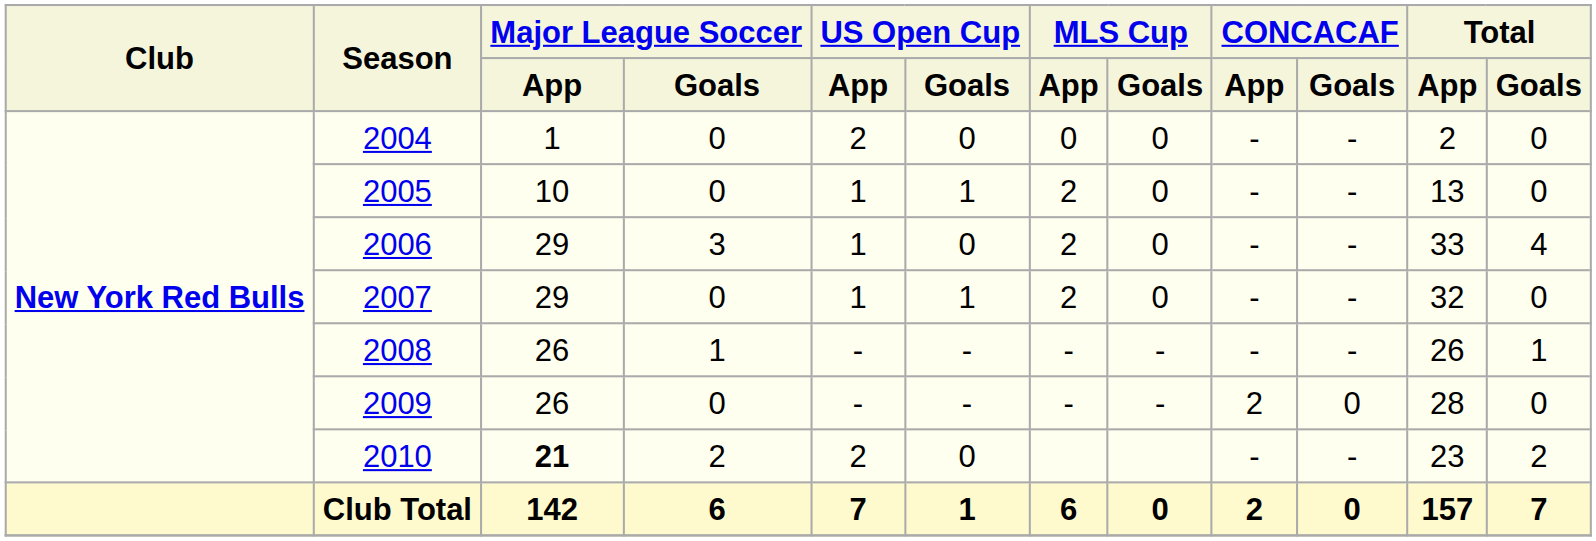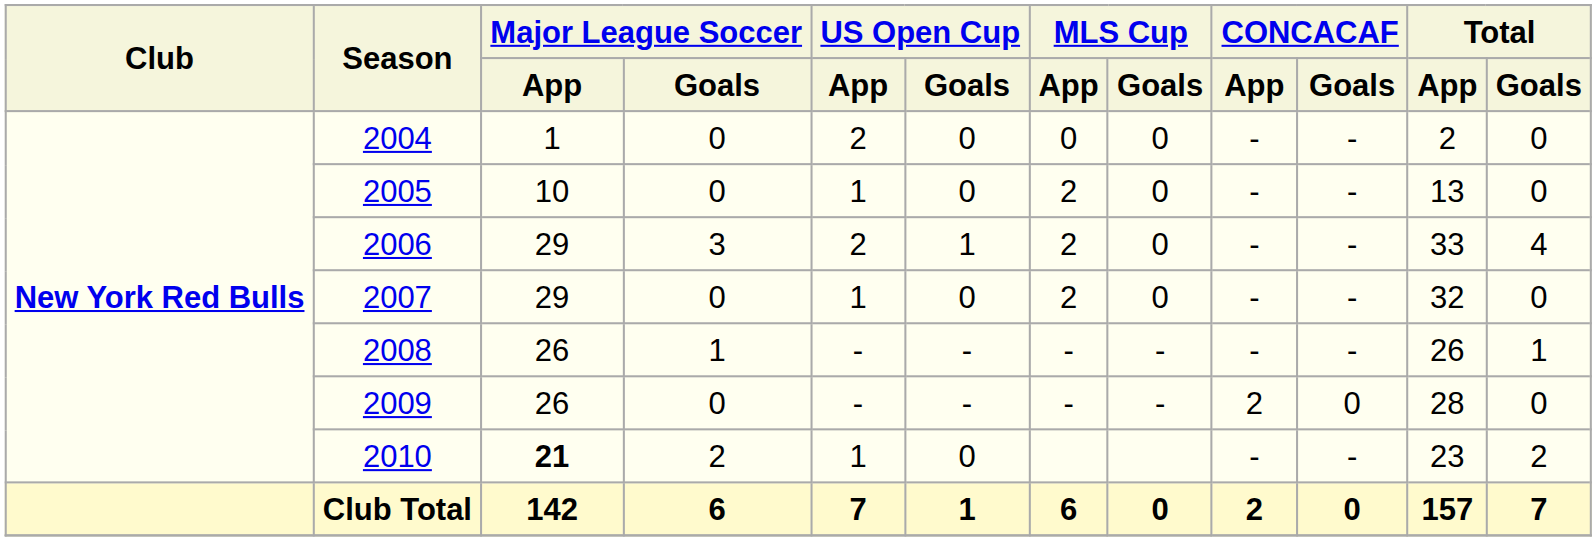(967, 191) 1 -> (967, 191) 0
(858, 244) 1 -> (858, 244) 2
(967, 244) 0 -> (967, 244) 1
(967, 297) 1 -> (967, 297) 0
(858, 456) 2 -> (858, 456) 1
